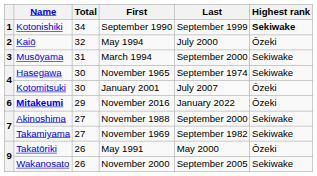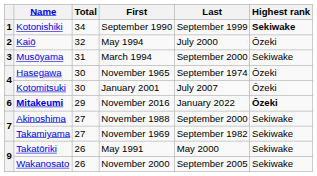(273, 73) Sekiwake -> (264, 73) Ōzeki
(264, 103) normal -> (265, 103) bold
(264, 149) Ōzeki -> (273, 149) Sekiwake
